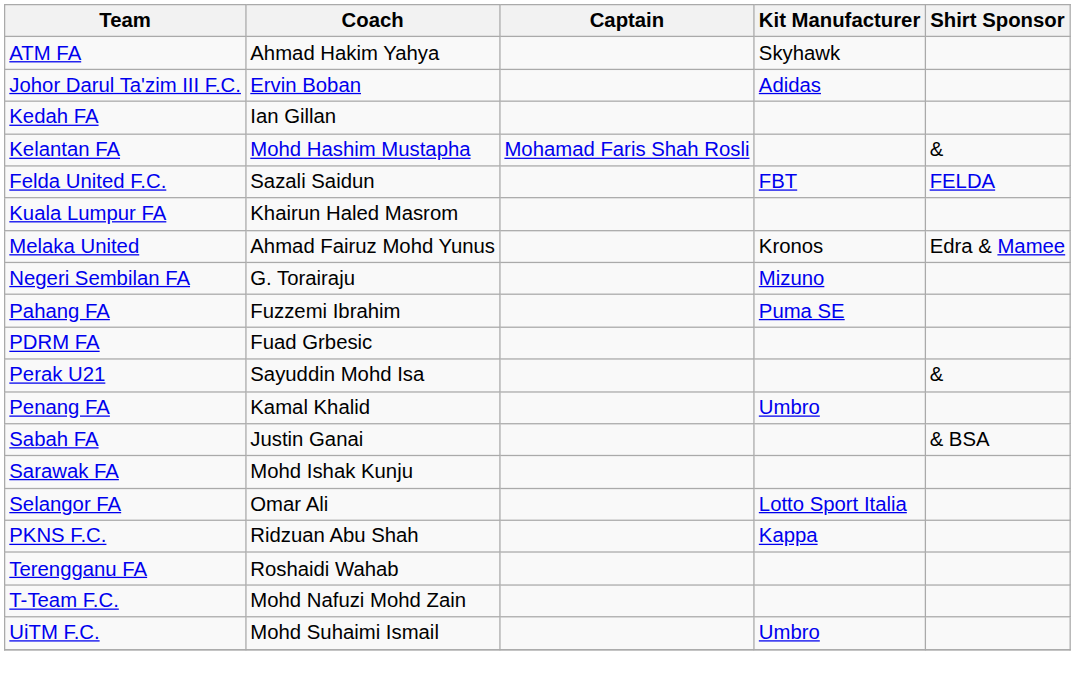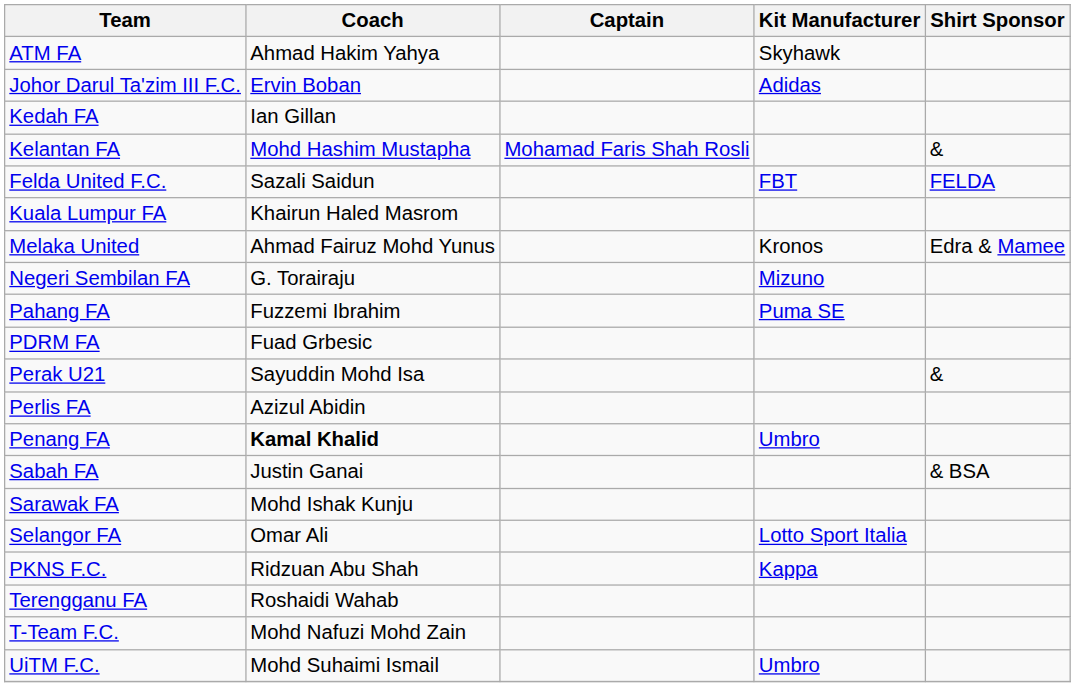+ row: (50, 407)
(310, 407) normal -> (315, 439) bold
